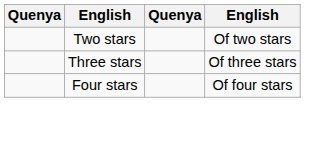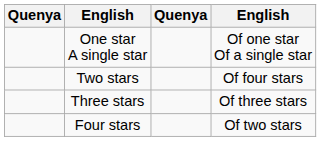+ row: (108, 47)
(252, 39) Of two stars -> (263, 78) Of four stars
(252, 85) Of four stars -> (263, 124) Of two stars
